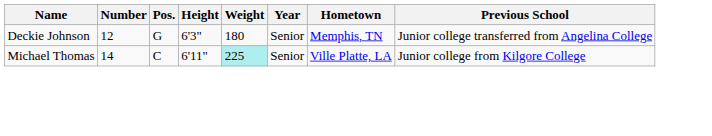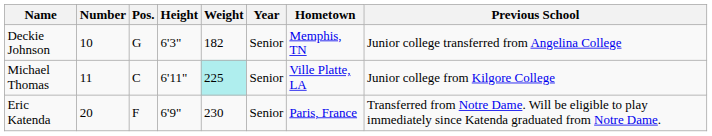(107, 35) 12 -> (86, 42) 10
(234, 35) 180 -> (214, 42) 182
(107, 55) 14 -> (86, 77) 11
+ row: (29, 112)
